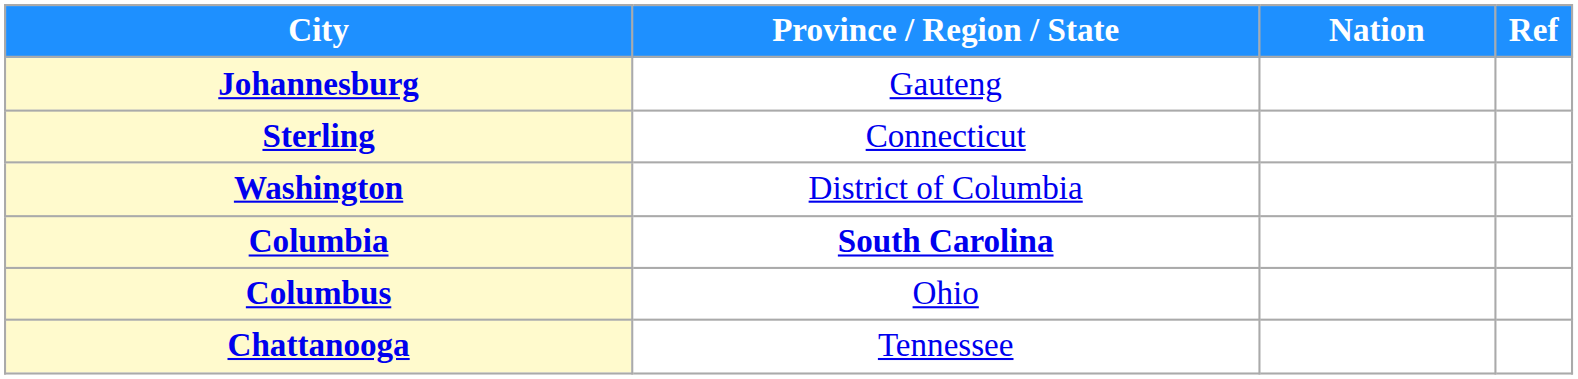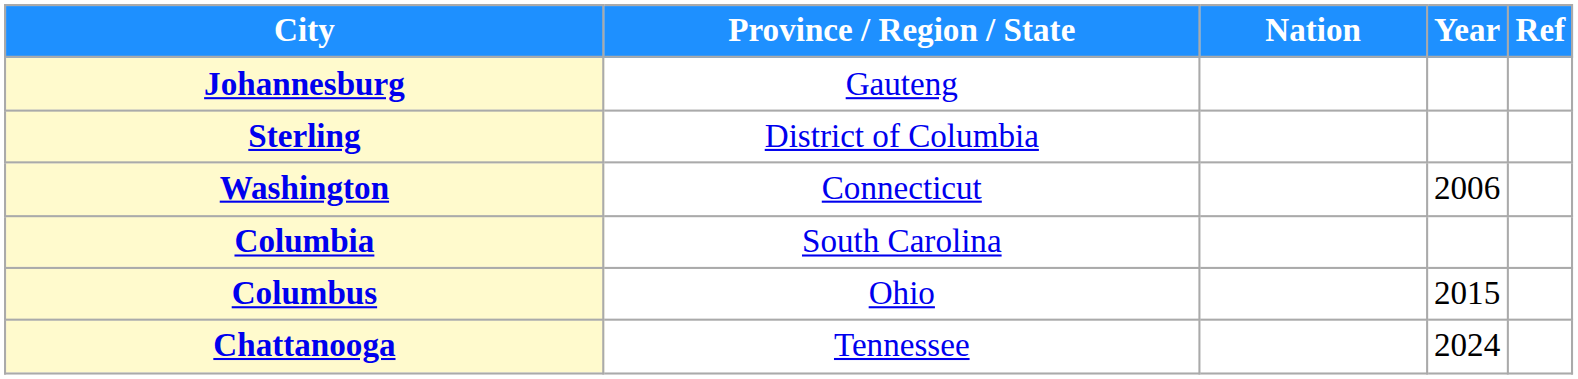+ column: (1467, 30)
(946, 135) Connecticut -> (902, 135) District of Columbia
(946, 188) District of Columbia -> (902, 188) Connecticut
(946, 240) bold -> (902, 240) normal
